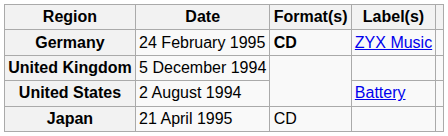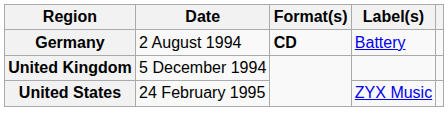(202, 42) 24 February 1995 -> (190, 42) 2 August 1994
(394, 42) ZYX Music -> (380, 42) Battery
(190, 93) 2 August 1994 -> (202, 93) 24 February 1995
(380, 93) Battery -> (394, 93) ZYX Music
- row: (70, 118)
